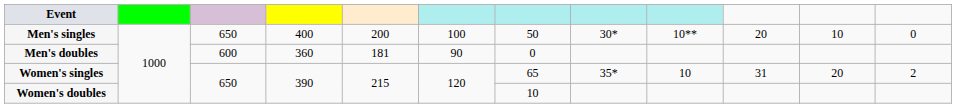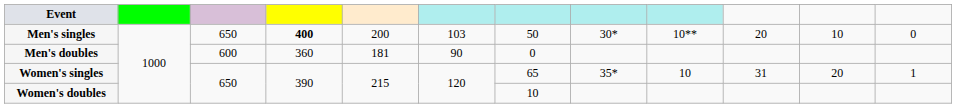(304, 34) normal -> (304, 34) bold
(456, 34) 100 -> (456, 34) 103
(913, 73) 2 -> (913, 73) 1
